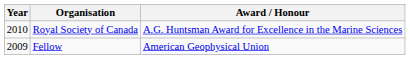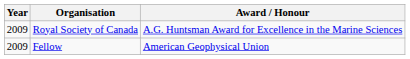(17, 29) 2010 -> (17, 29) 2009
